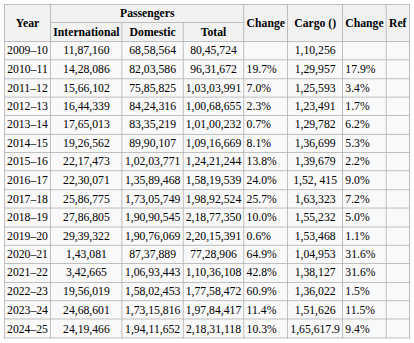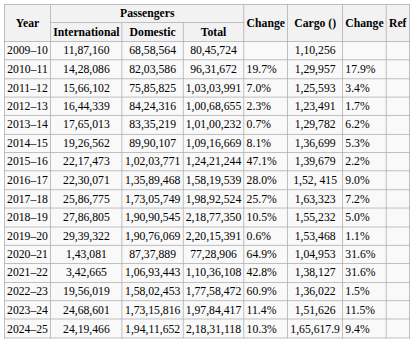(262, 161) 13.8% -> (262, 161) 47.1%
(262, 180) 24.0% -> (262, 180) 28.0%
(262, 217) 10.0% -> (262, 217) 10.5%
